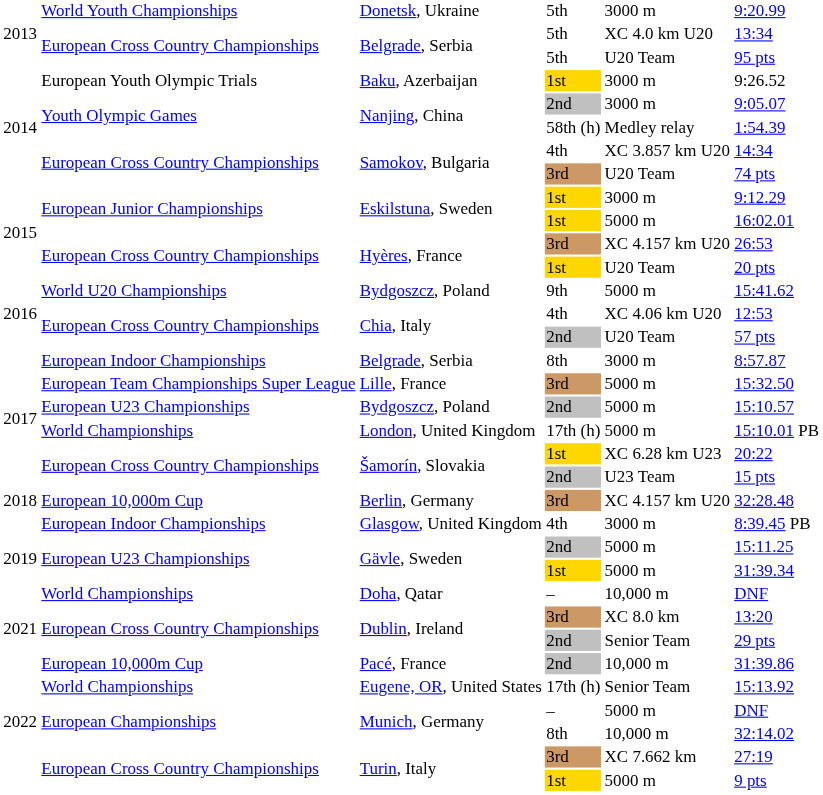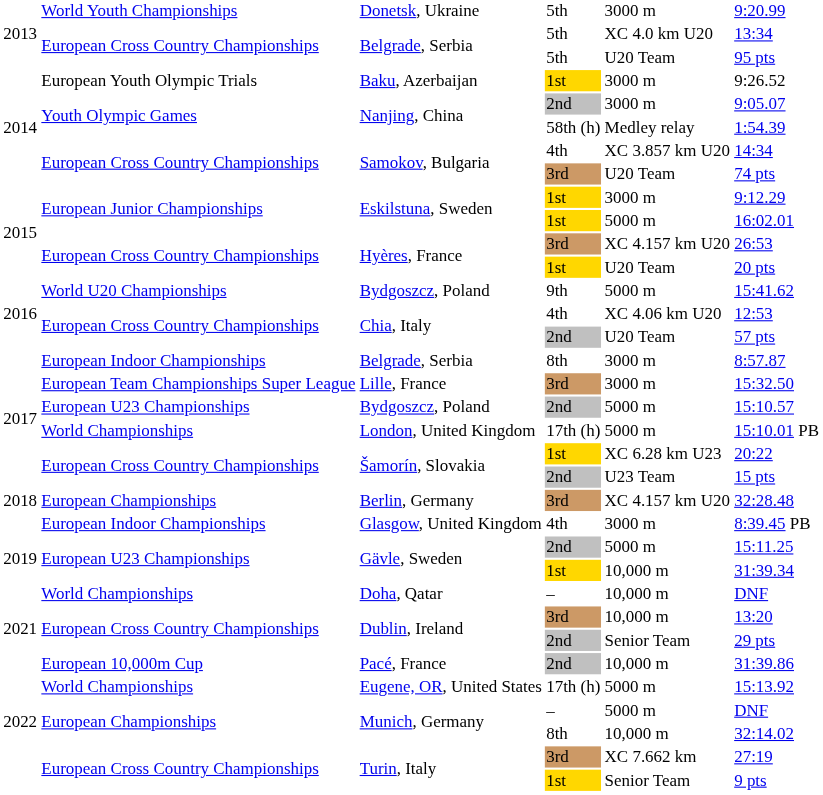(630, 383) 5000 m -> (630, 383) 3000 m
(122, 500) European 10,000m Cup -> (129, 500) European Championships
(630, 570) 5000 m -> (637, 570) 10,000 m
(642, 617) XC 8.0 km -> (637, 617) 10,000 m
(647, 686) Senior Team -> (630, 686) 5000 m
(630, 780) 5000 m -> (647, 780) Senior Team
